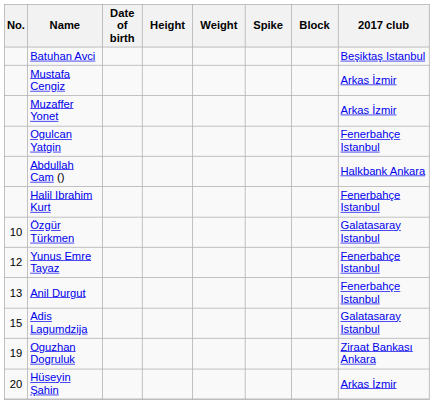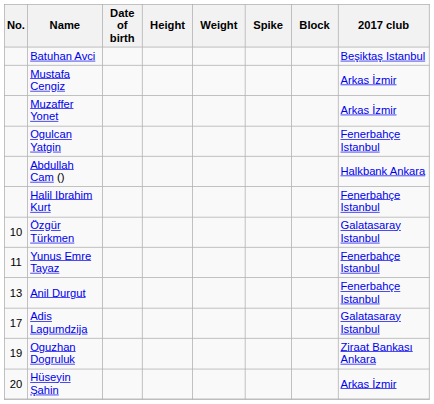(16, 262) 12 -> (16, 262) 11
(16, 323) 15 -> (16, 323) 17
